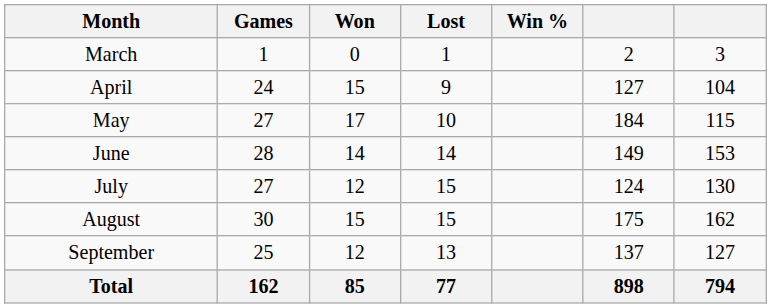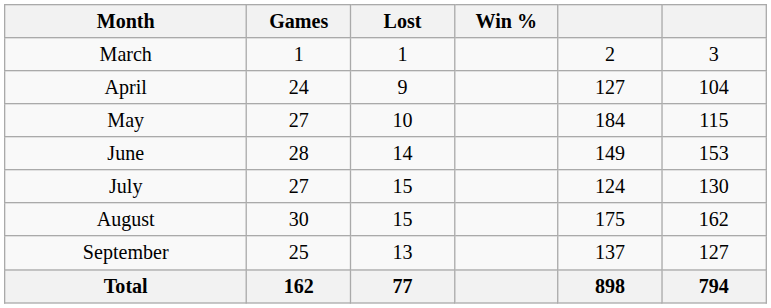- column: (355, 21)
